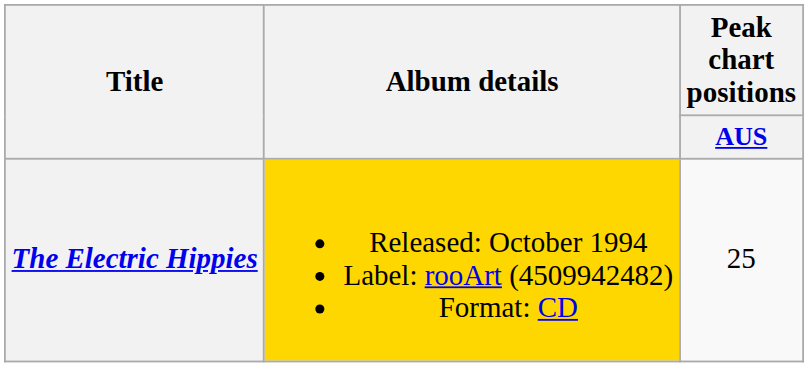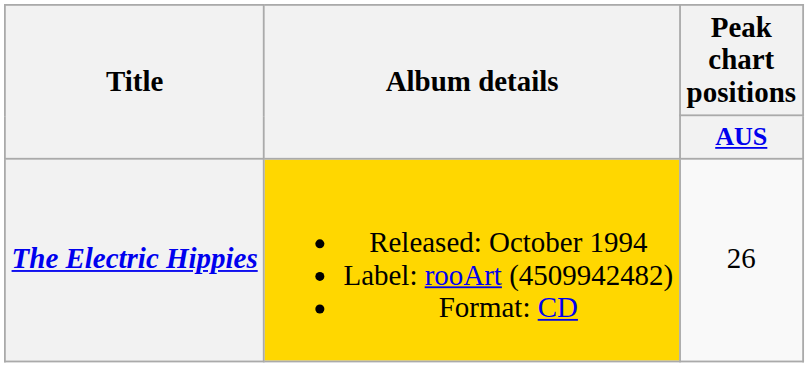(741, 259) 25 -> (741, 259) 26
